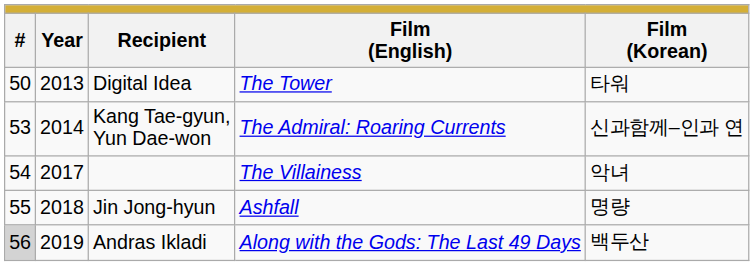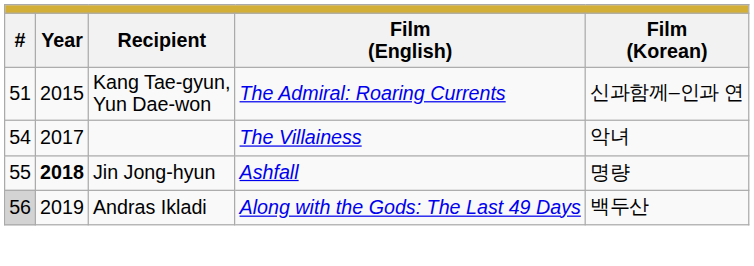- row: (142, 84)
(20, 128) 53 -> (20, 93) 51
(62, 128) 2014 -> (62, 93) 2015
(62, 207) normal -> (62, 172) bold
